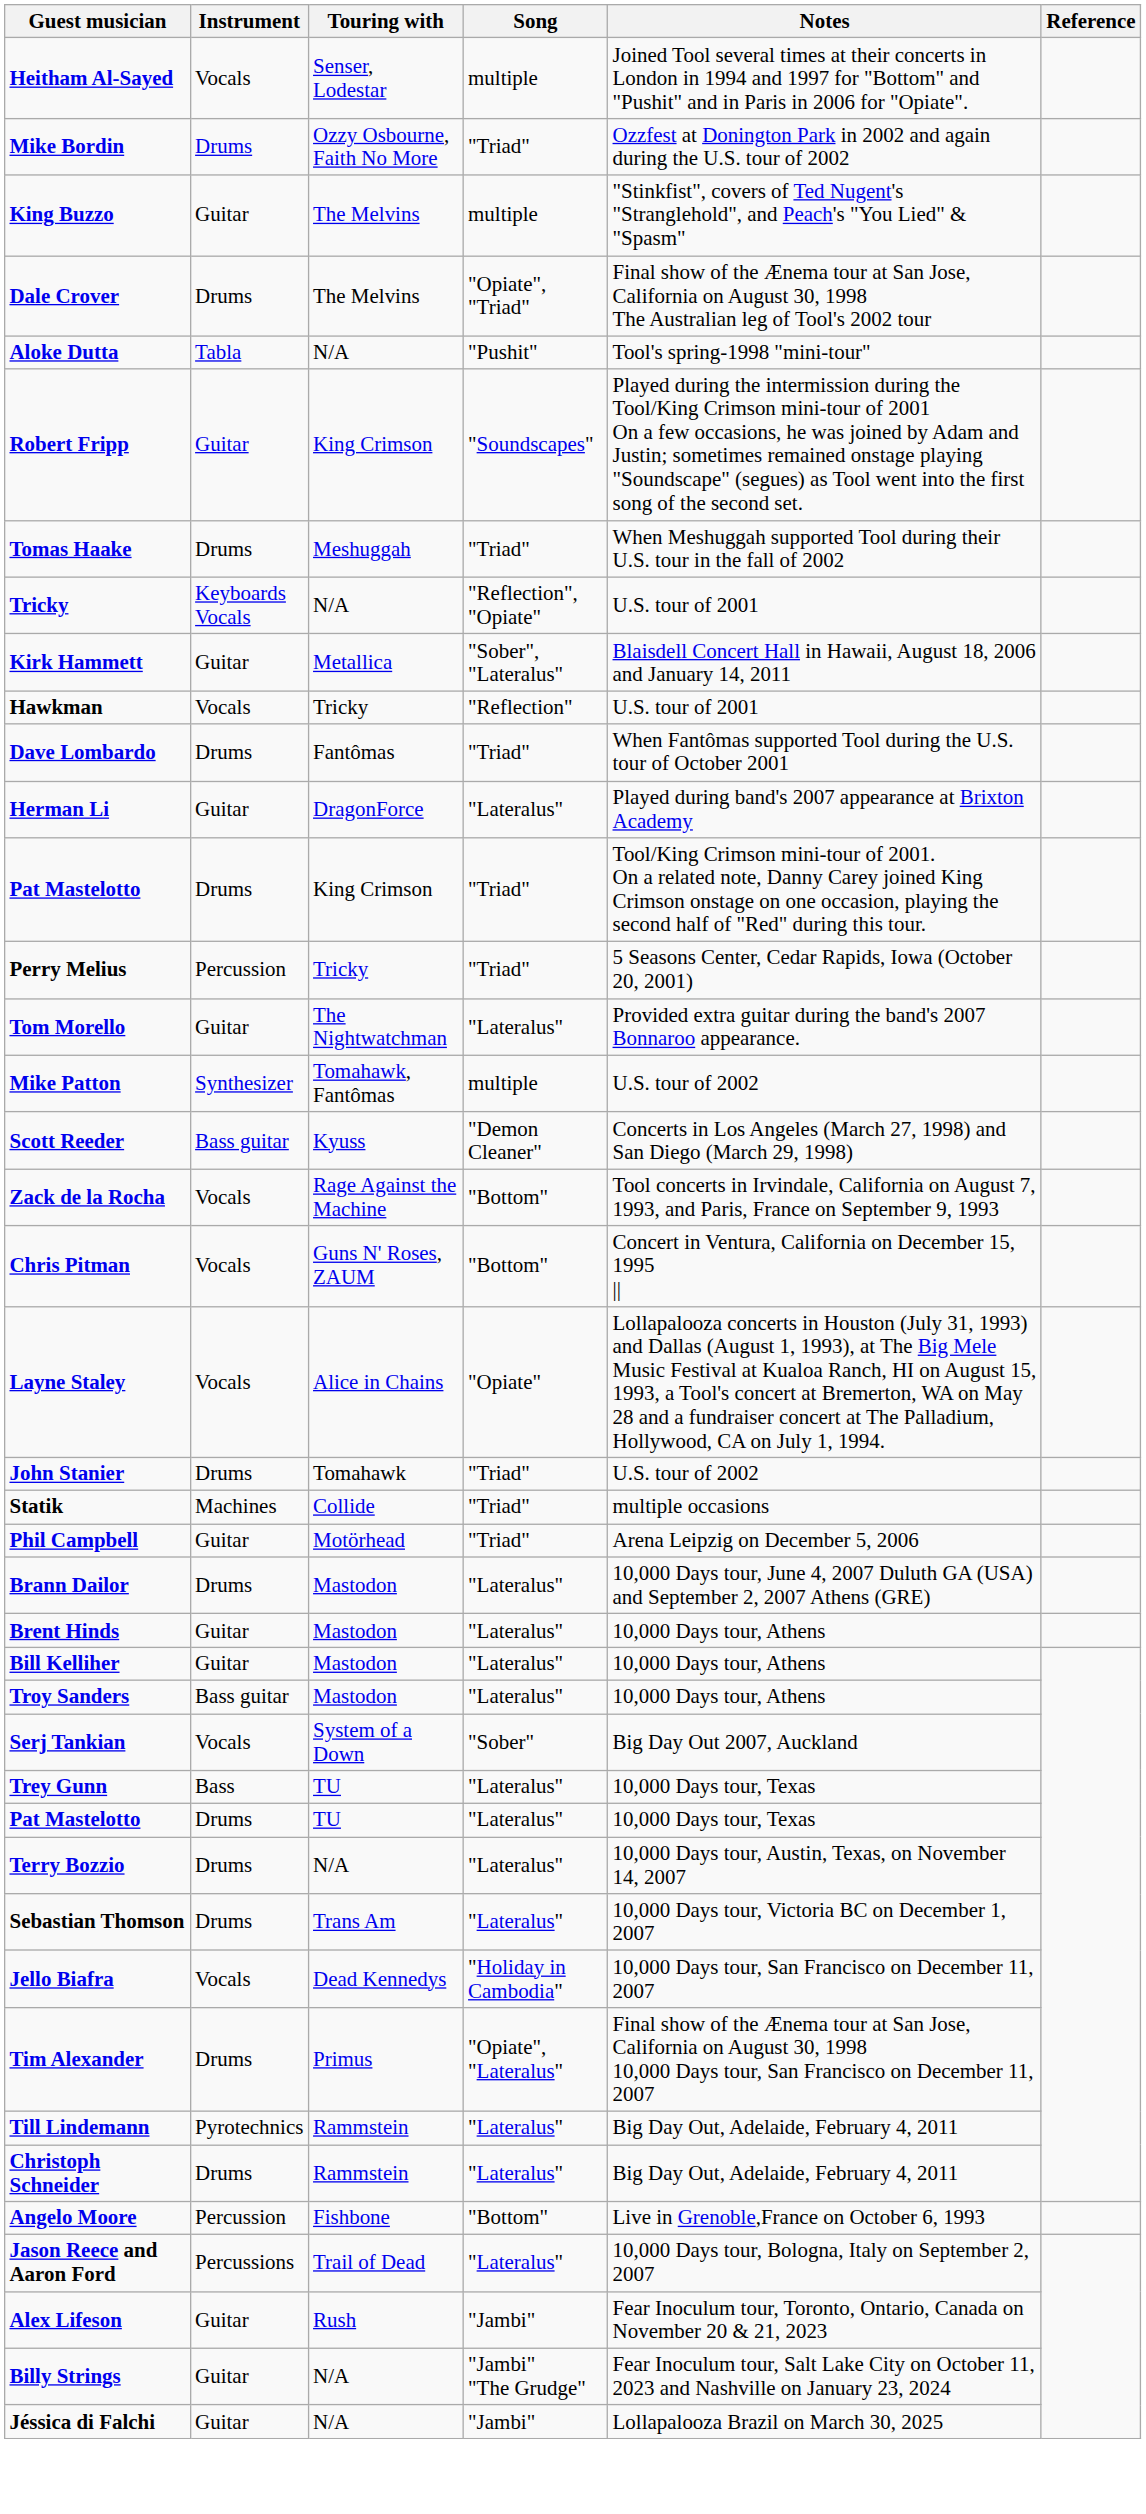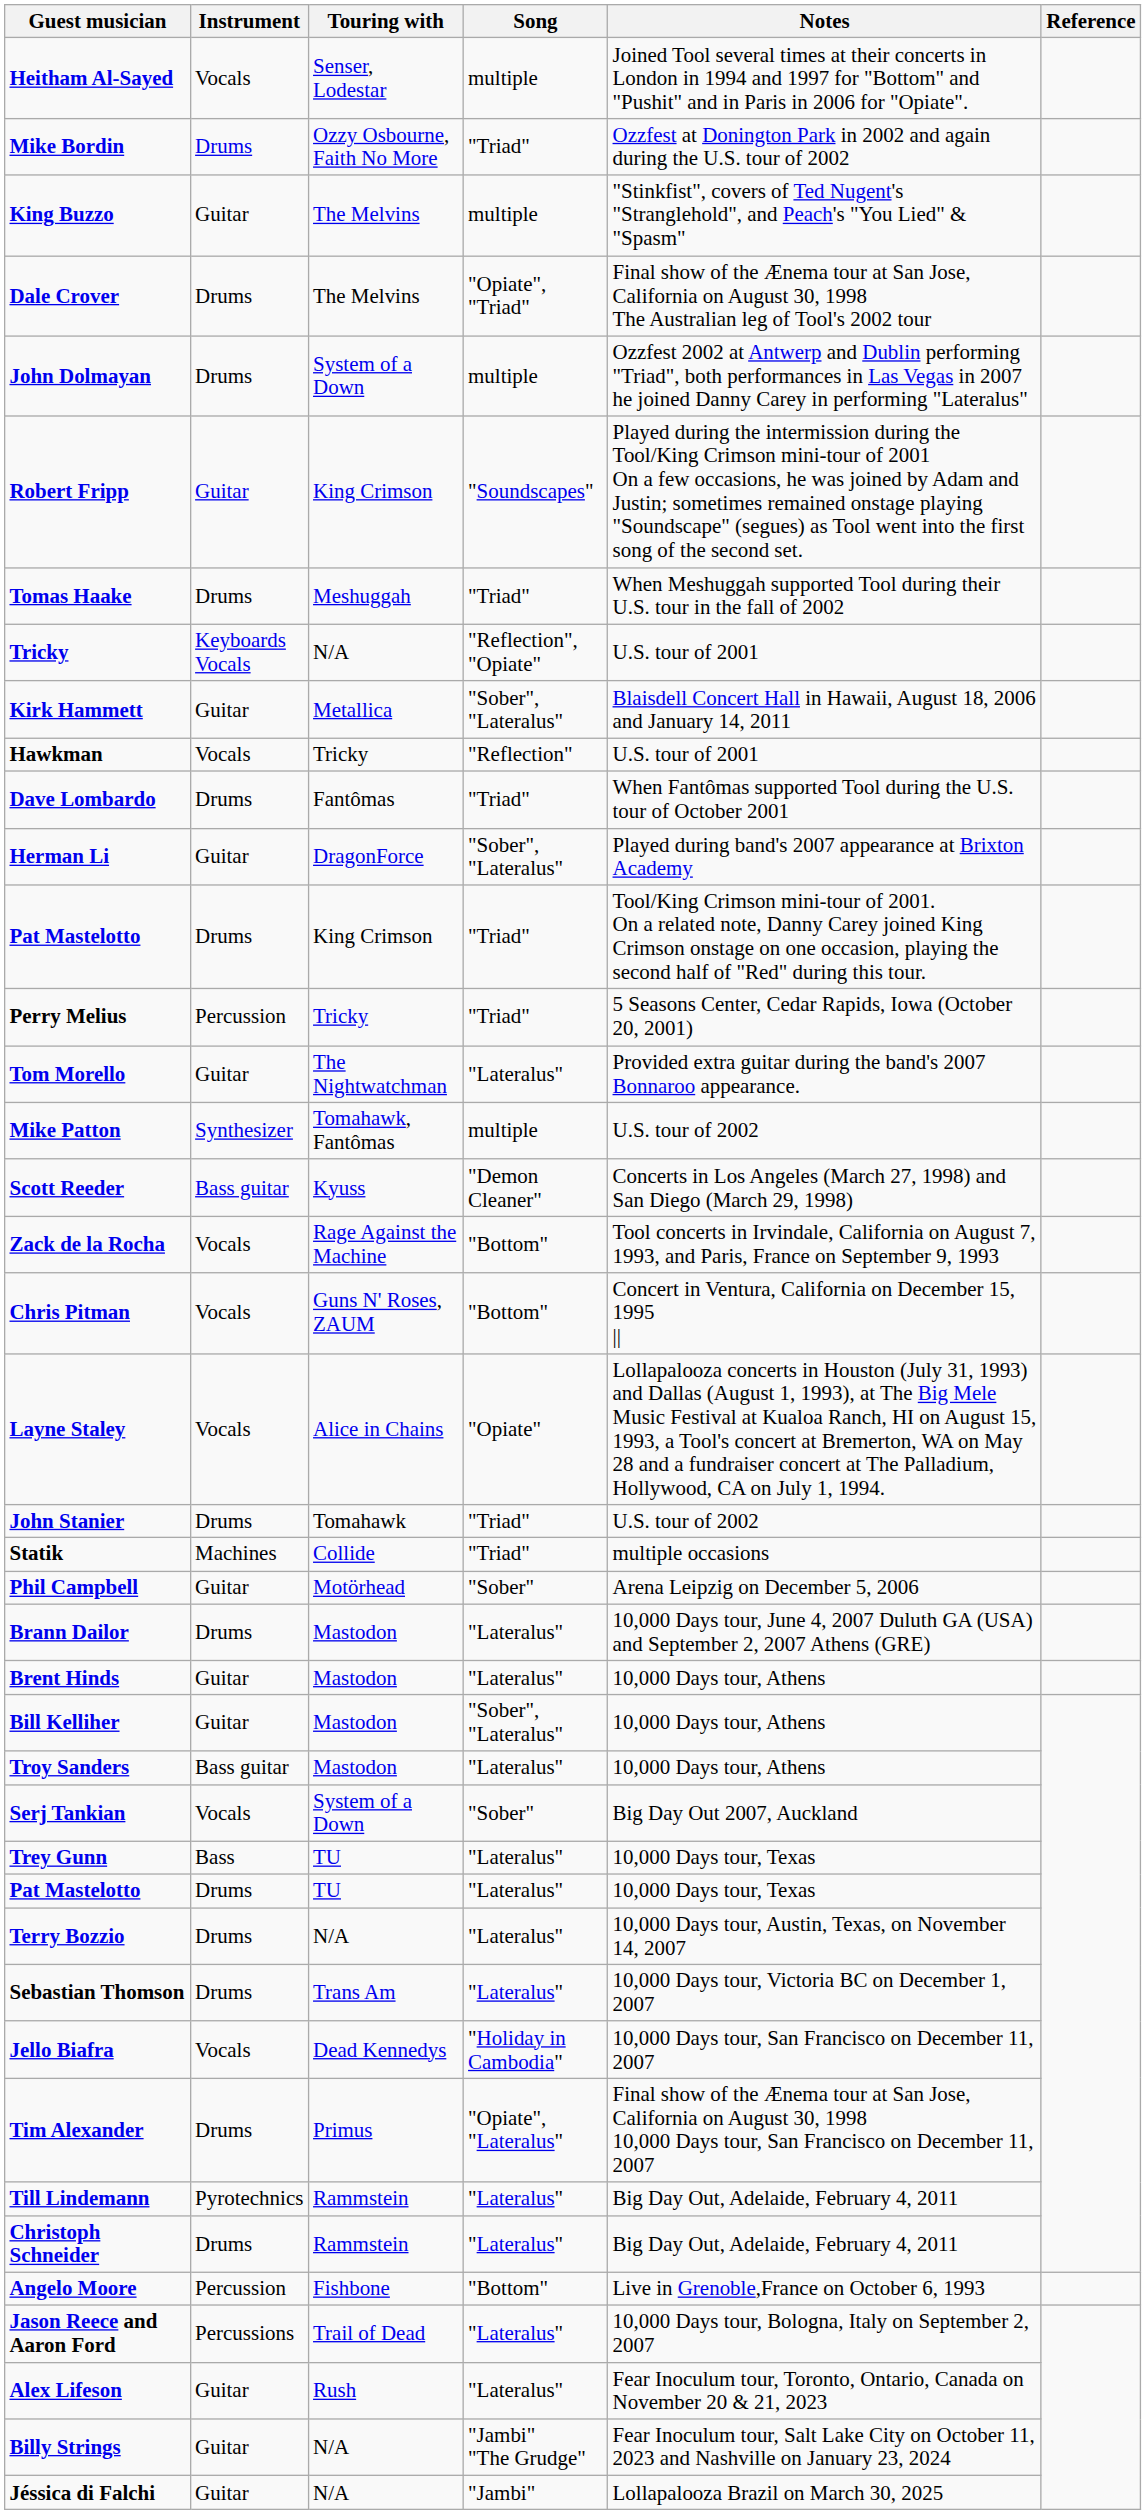+ row: (80, 375)
- row: (64, 352)
(516, 809) "Lateralus" -> (516, 856) "Sober", "Lateralus"
(499, 1540) "Triad" -> (501, 1587) "Sober"
(516, 1663) "Lateralus" -> (516, 1722) "Sober", "Lateralus"
(502, 2319) "Jambi" -> (516, 2390) "Lateralus"
